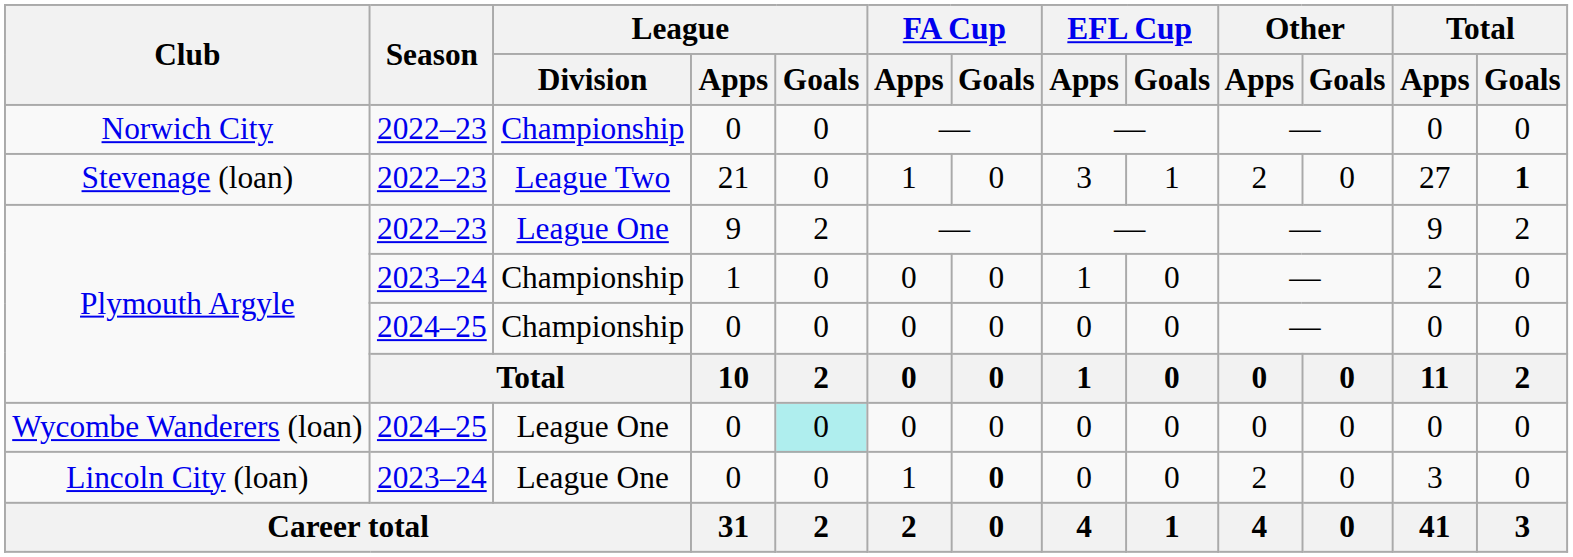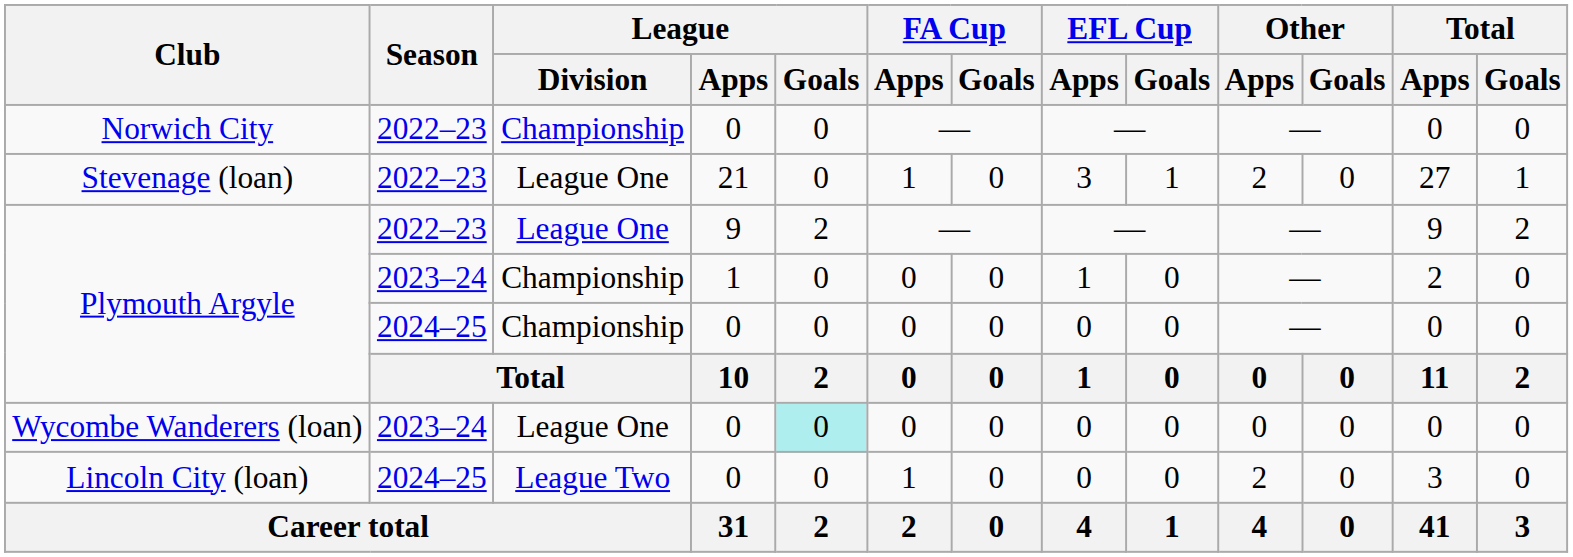(593, 178) League Two -> (593, 178) League One
(1522, 178) bold -> (1522, 178) normal
(432, 427) 2024–25 -> (432, 427) 2023–24
(432, 476) 2023–24 -> (432, 476) 2024–25
(593, 476) League One -> (593, 476) League Two
(996, 476) bold -> (996, 476) normal
